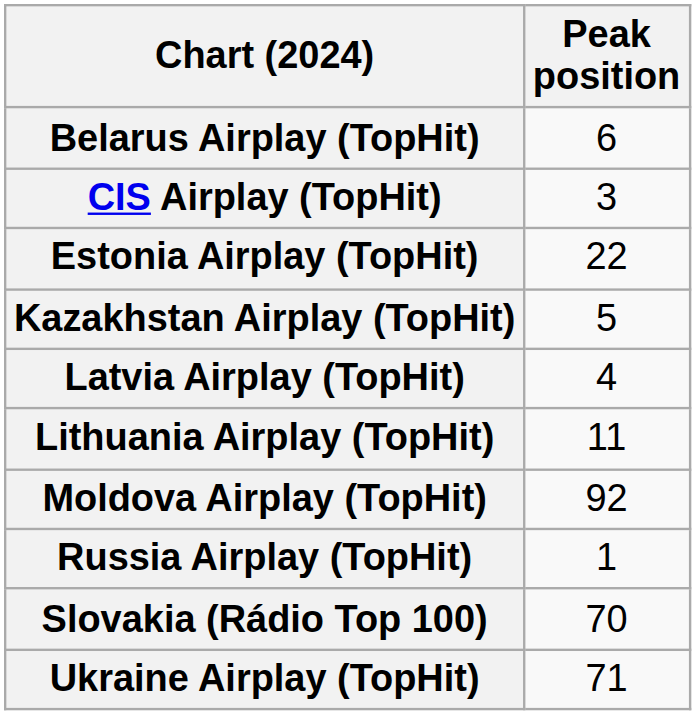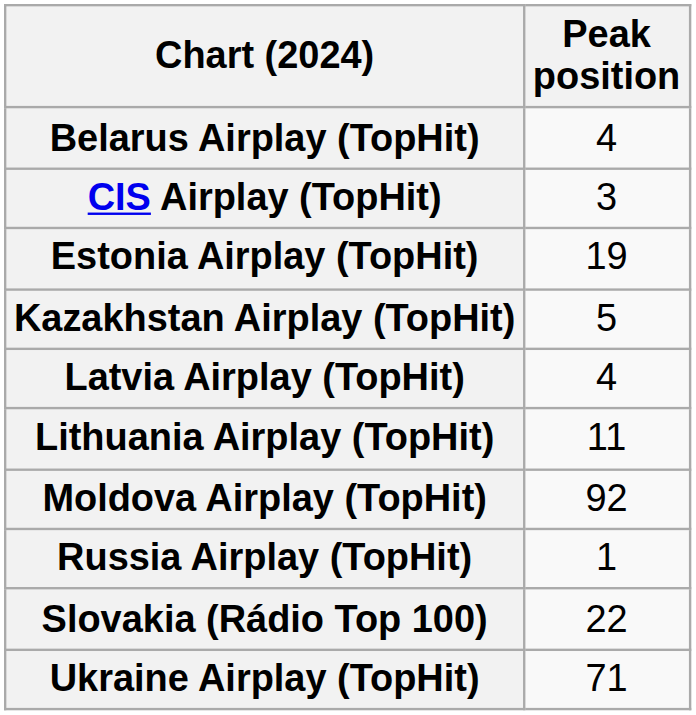(607, 137) 6 -> (607, 137) 4
(607, 257) 22 -> (607, 257) 19
(607, 618) 70 -> (607, 618) 22
